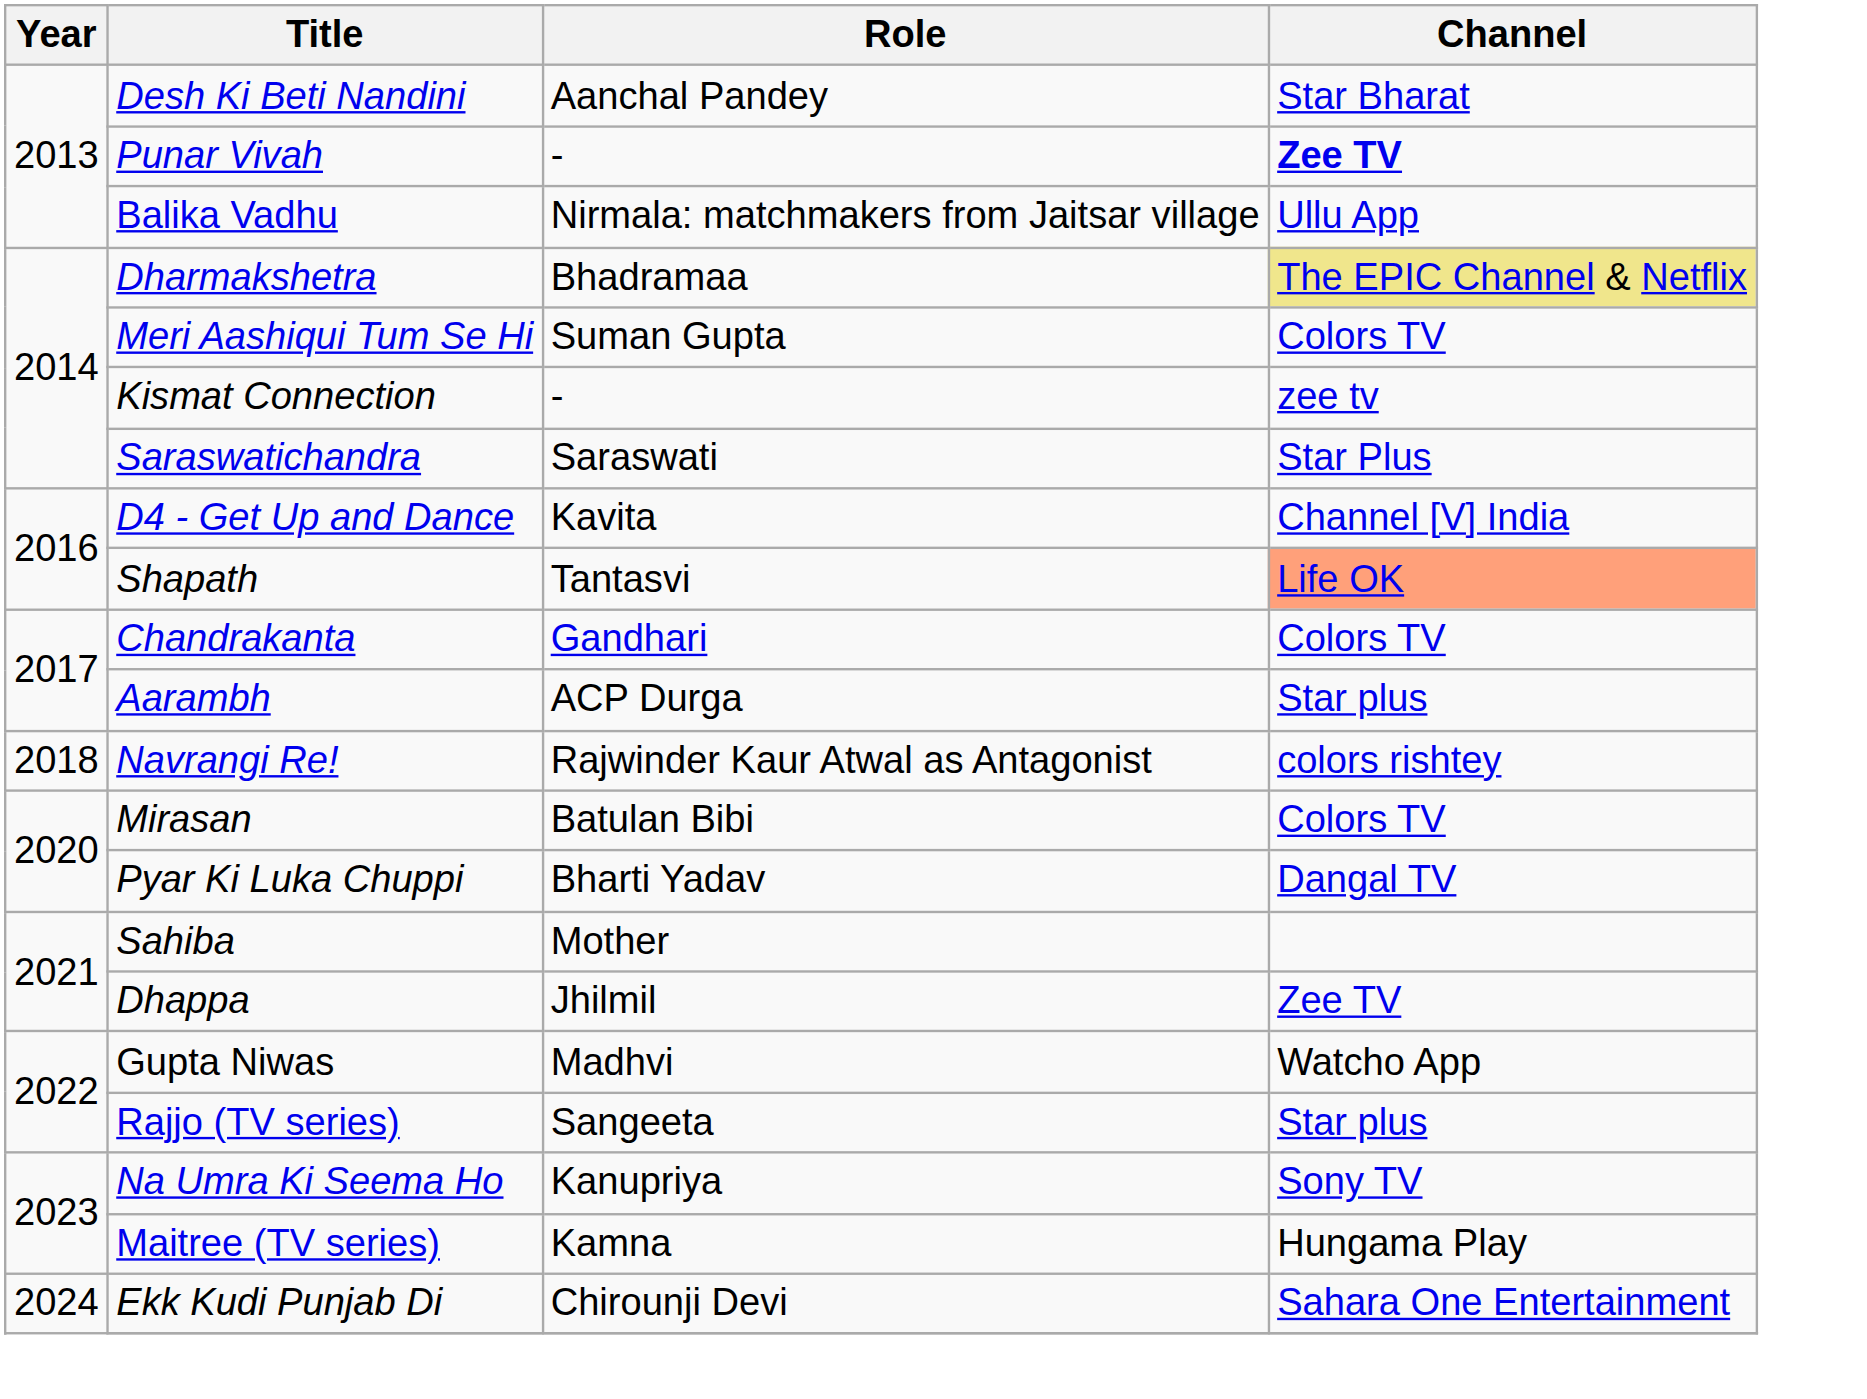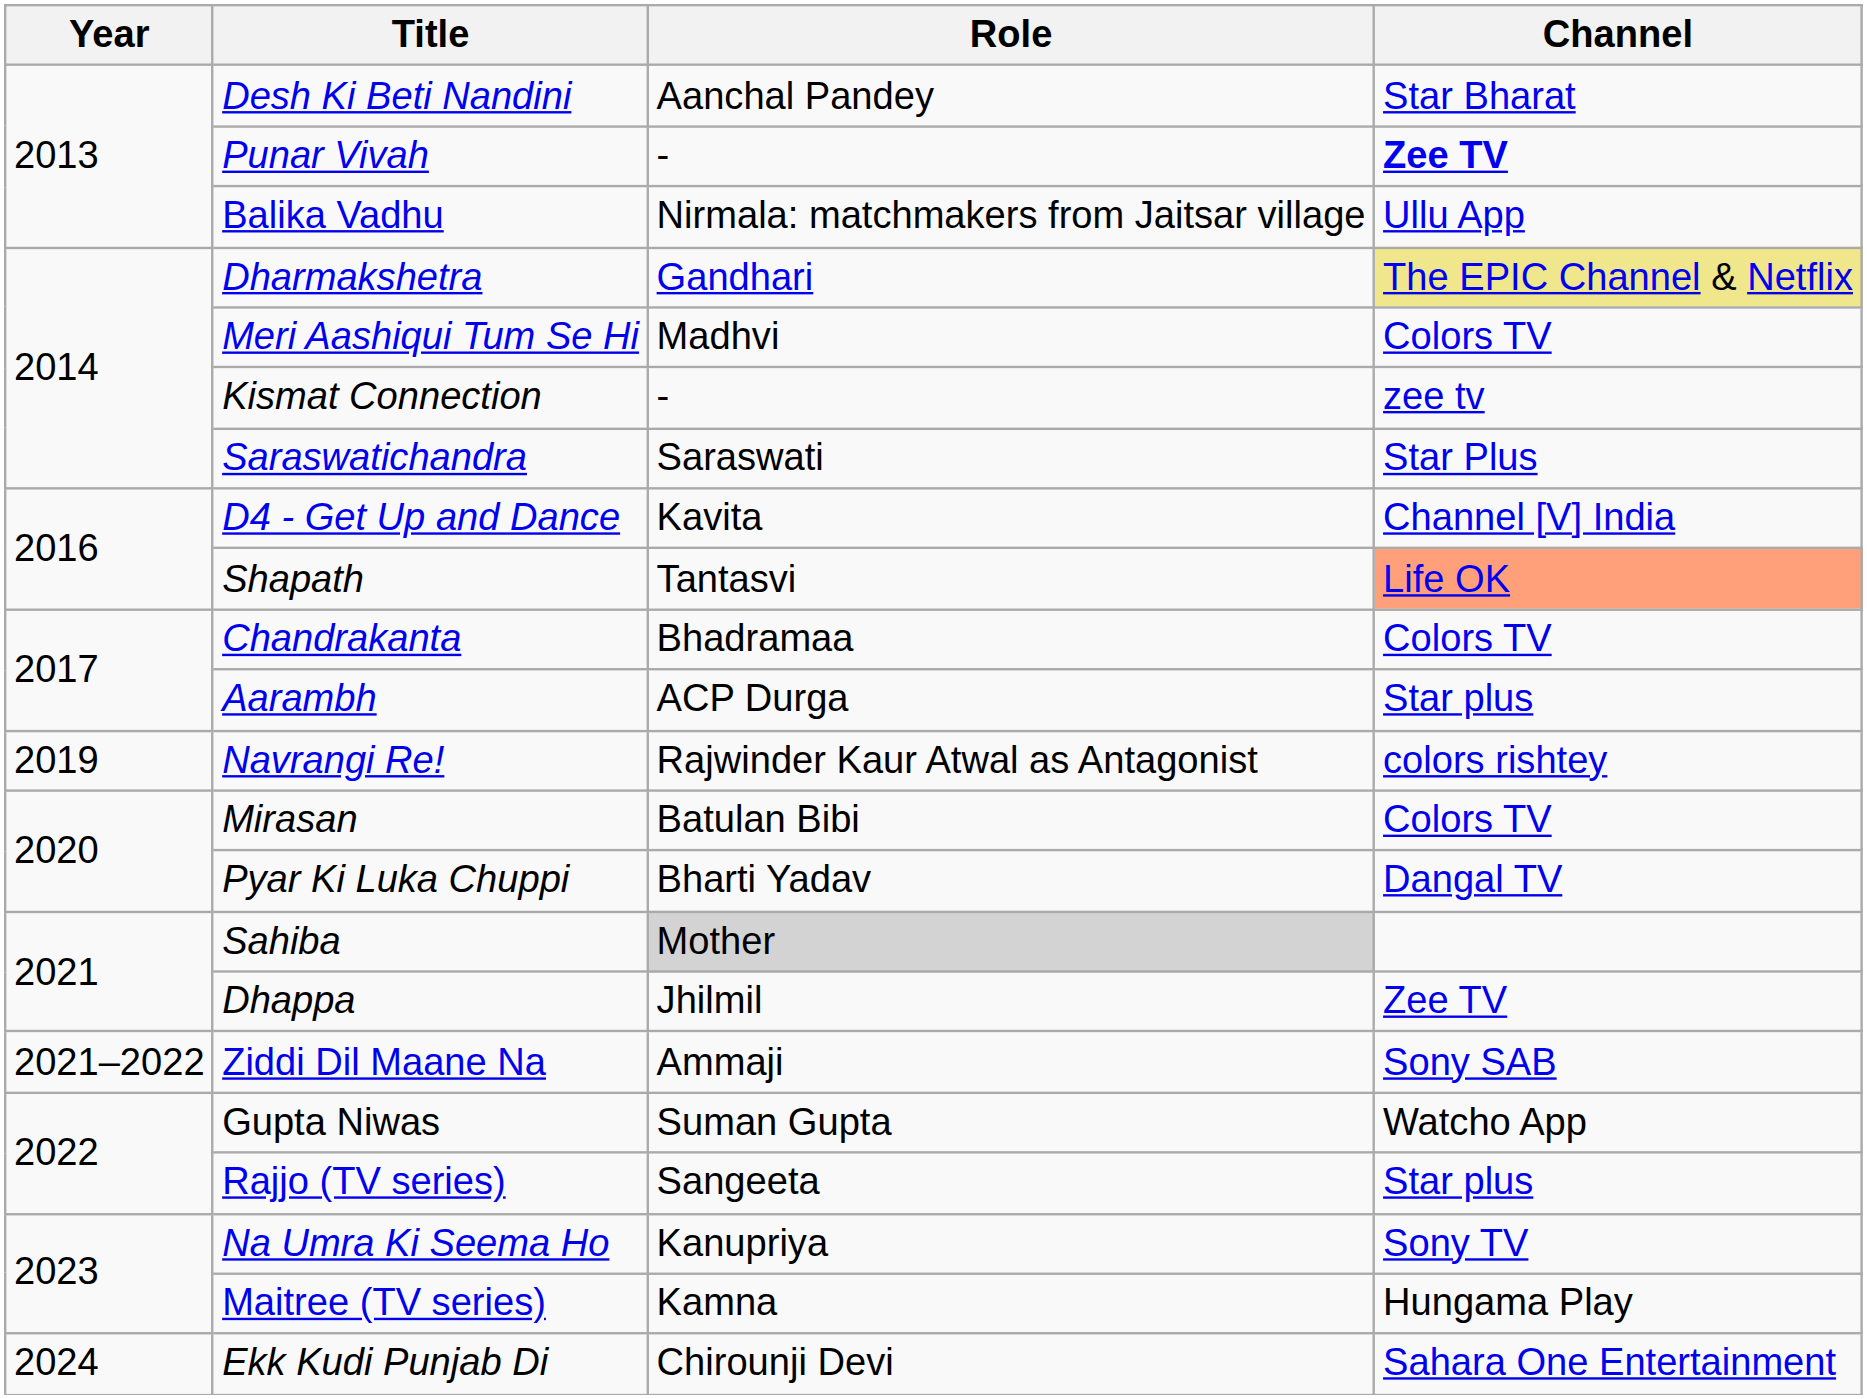(649, 276) Bhadramaa -> (735, 276) Gandhari
(668, 336) Suman Gupta -> (718, 336) Madhvi
(629, 638) Gandhari -> (755, 638) Bhadramaa
(56, 759) 2018 -> (56, 759) 2019
(610, 940) no background -> (716, 940) lightgrey background
+ row: (384, 1061)
(612, 1061) Madhvi -> (774, 1121) Suman Gupta
